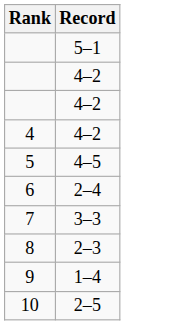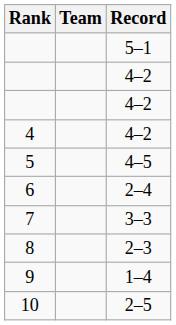+ column: (81, 18)
